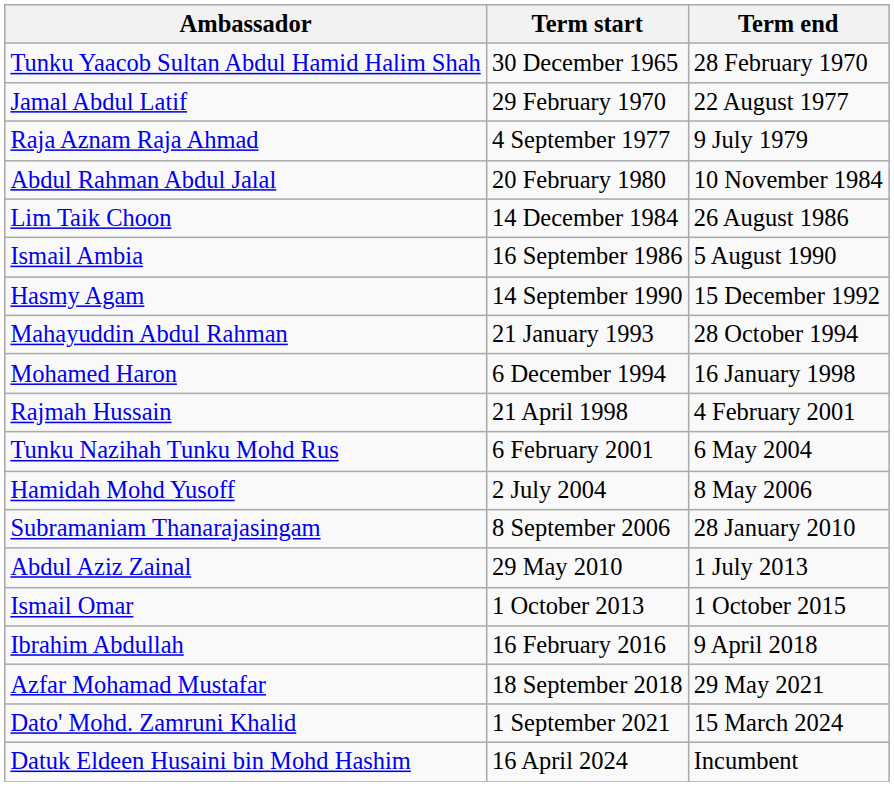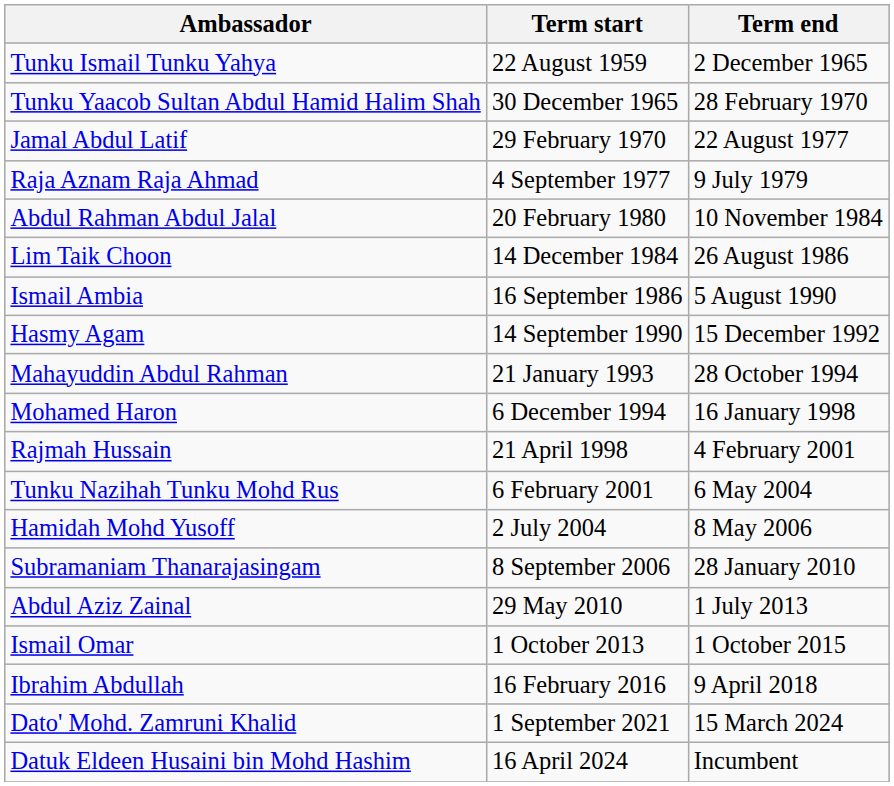+ row: (143, 62)
- row: (138, 683)
